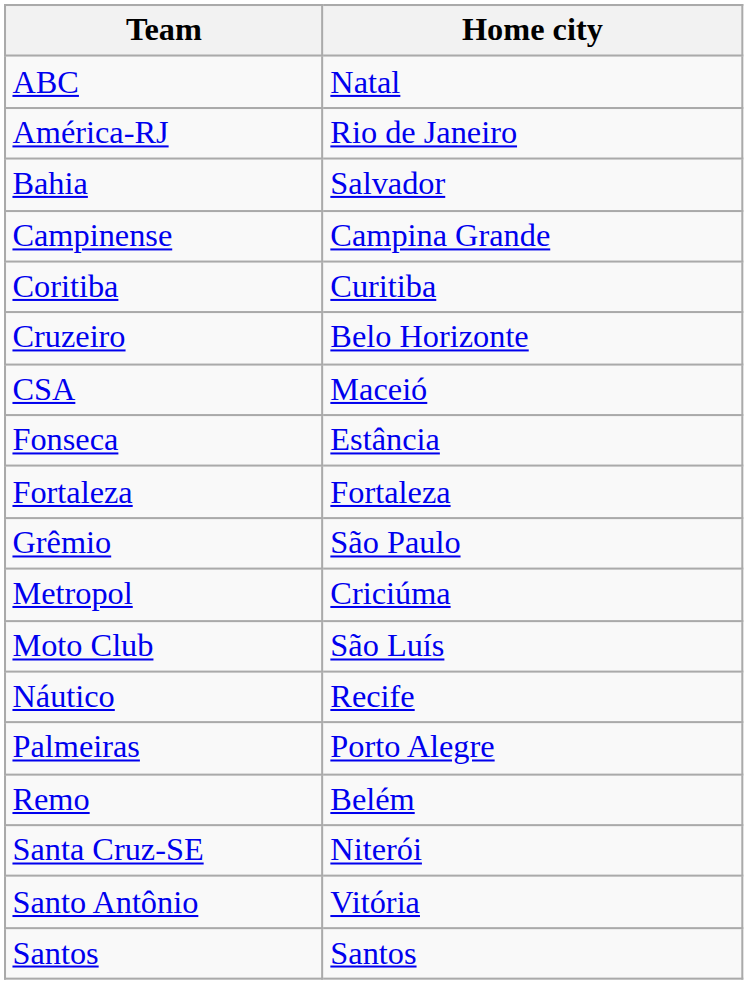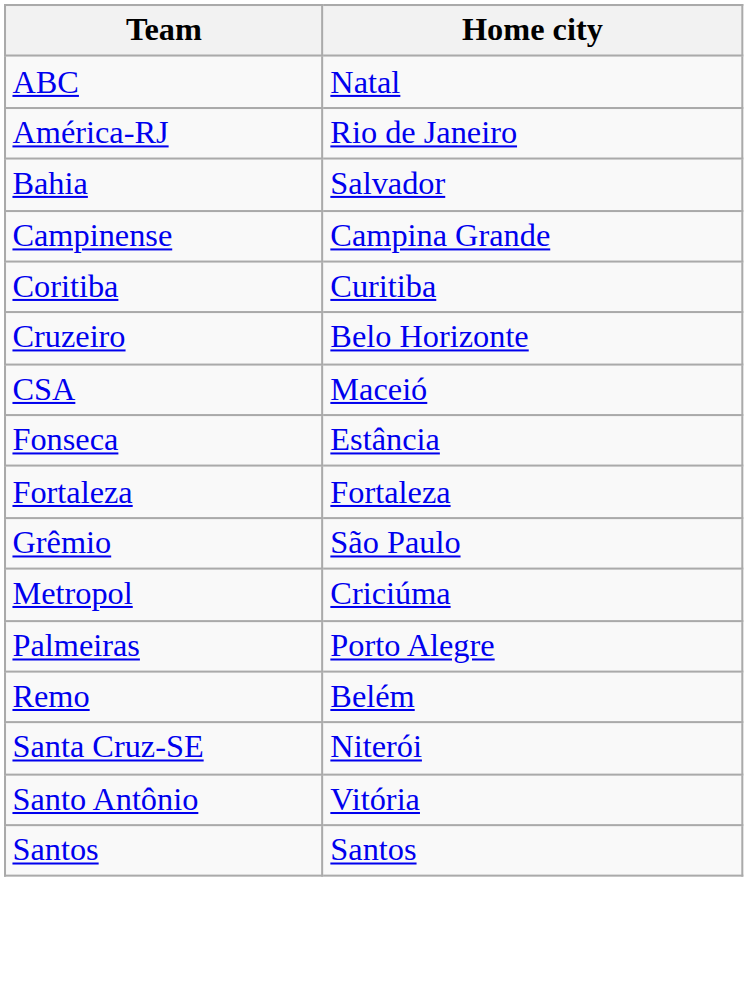- row: (83, 645)
- row: (64, 696)
